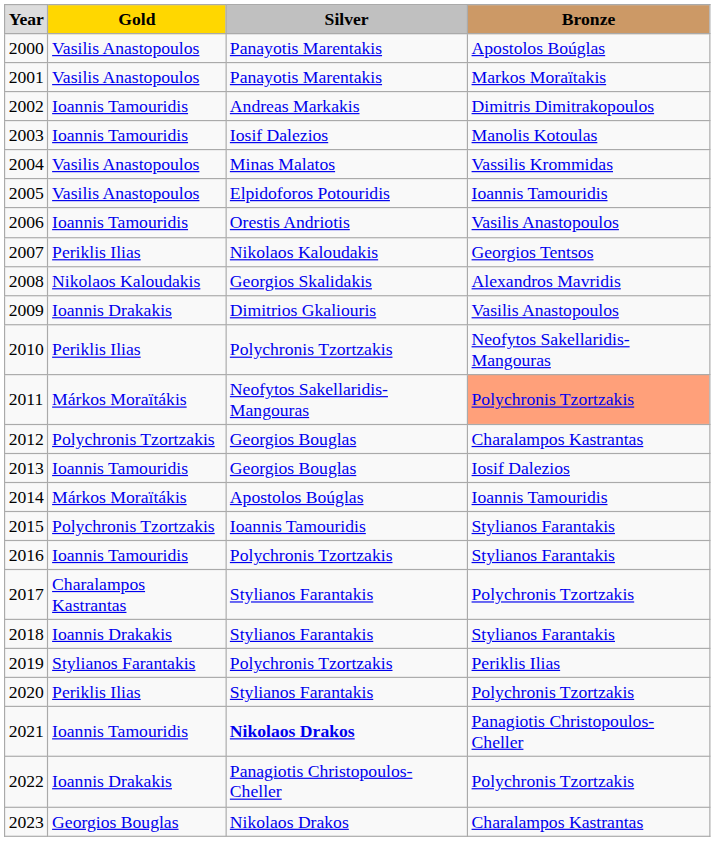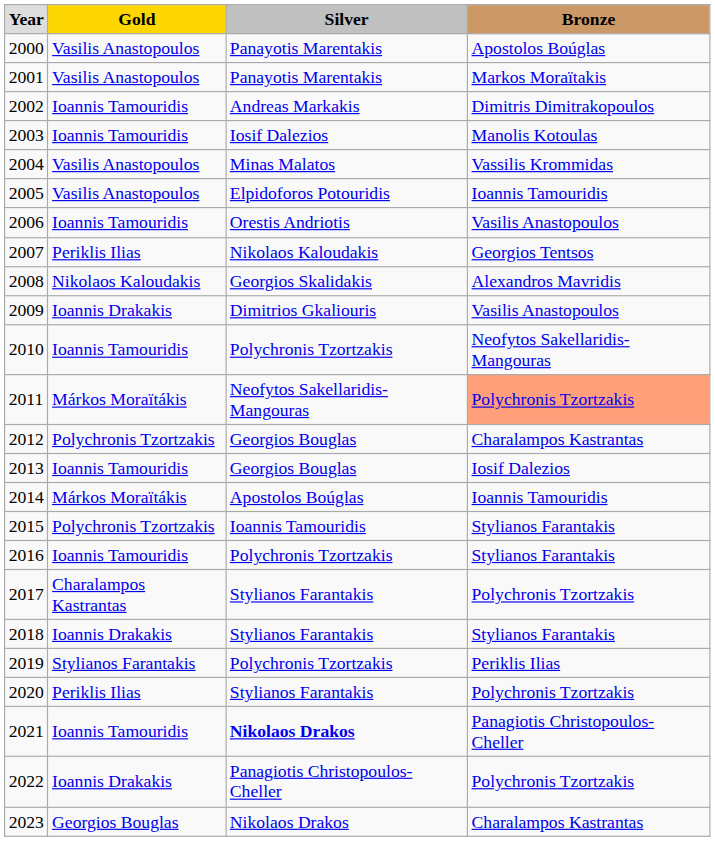(96, 349) Periklis Ilias -> (120, 349) Ioannis Tamouridis
